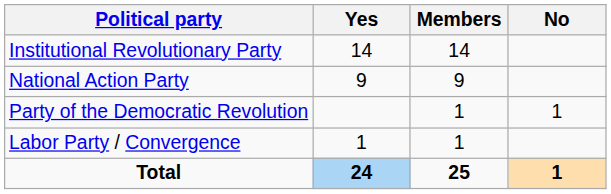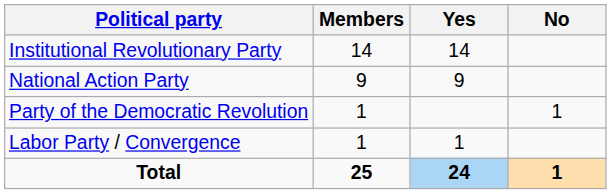columns swapped: (459, 19) <-> (361, 19)
